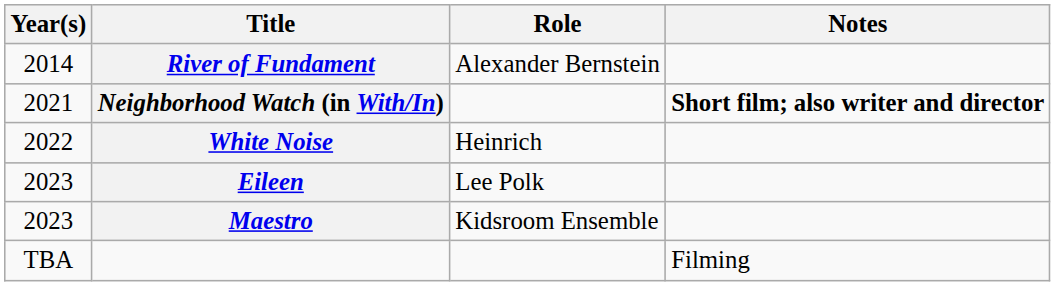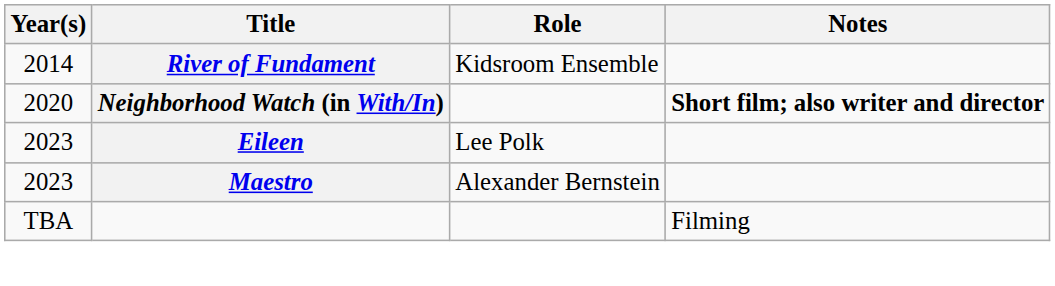(558, 63) Alexander Bernstein -> (557, 63) Kidsroom Ensemble
(48, 102) 2021 -> (48, 102) 2020
- row: (271, 142)
(557, 220) Kidsroom Ensemble -> (558, 181) Alexander Bernstein
